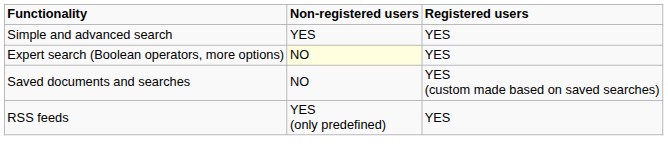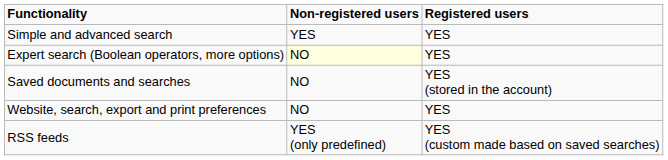(542, 82) YES (custom made based on saved searches) -> (488, 82) YES (stored in the account)
+ row: (137, 110)
(437, 117) YES -> (542, 137) YES (custom made based on saved searches)
